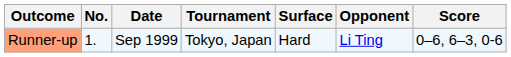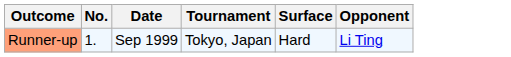- column: (459, 15)
